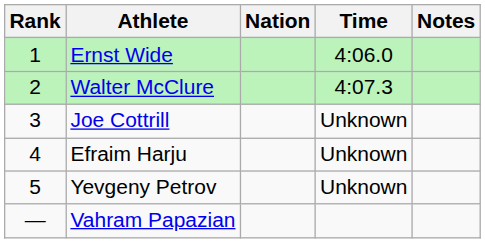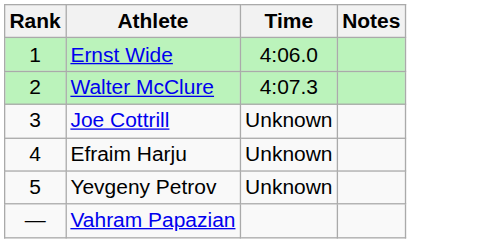- column: (278, 21)
